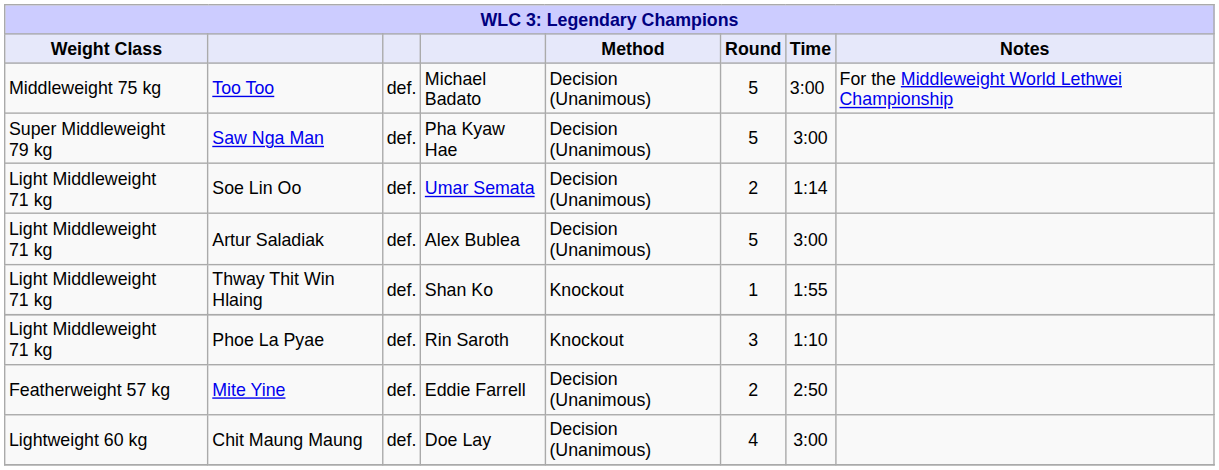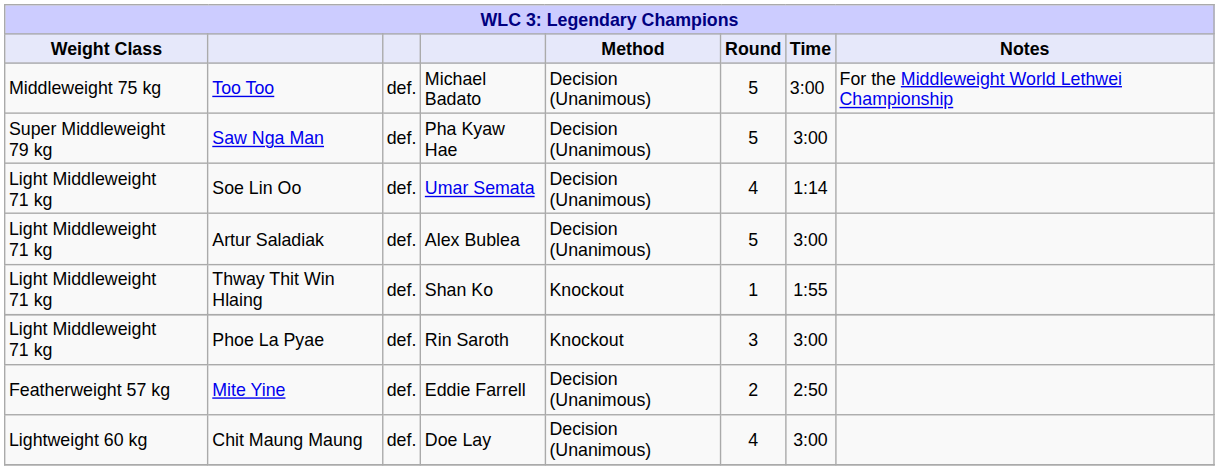(753, 189) 2 -> (753, 189) 4
(810, 339) 1:10 -> (810, 339) 3:00
